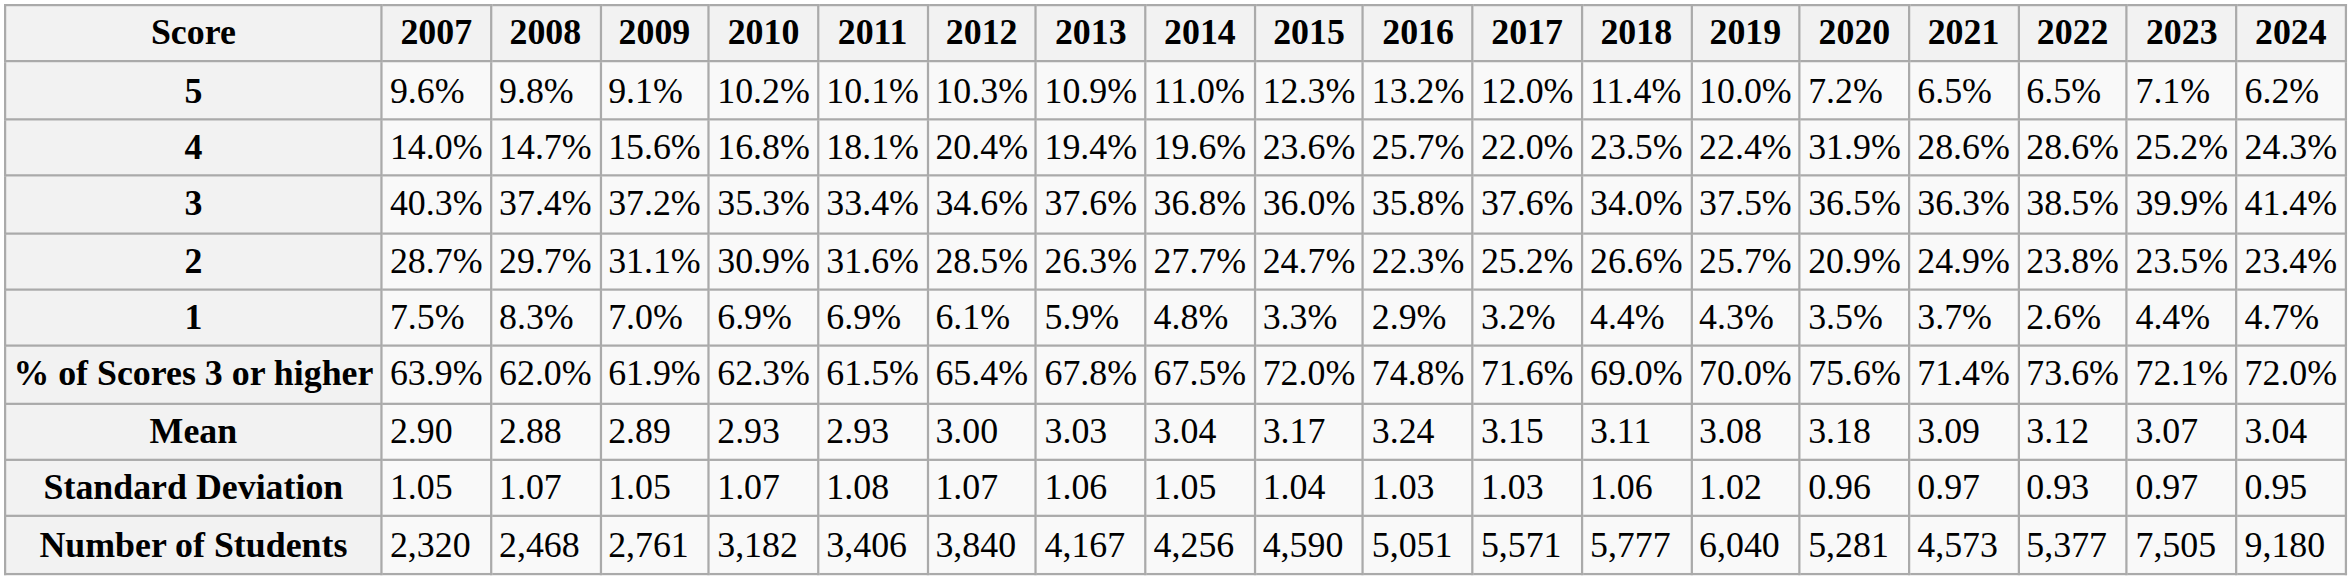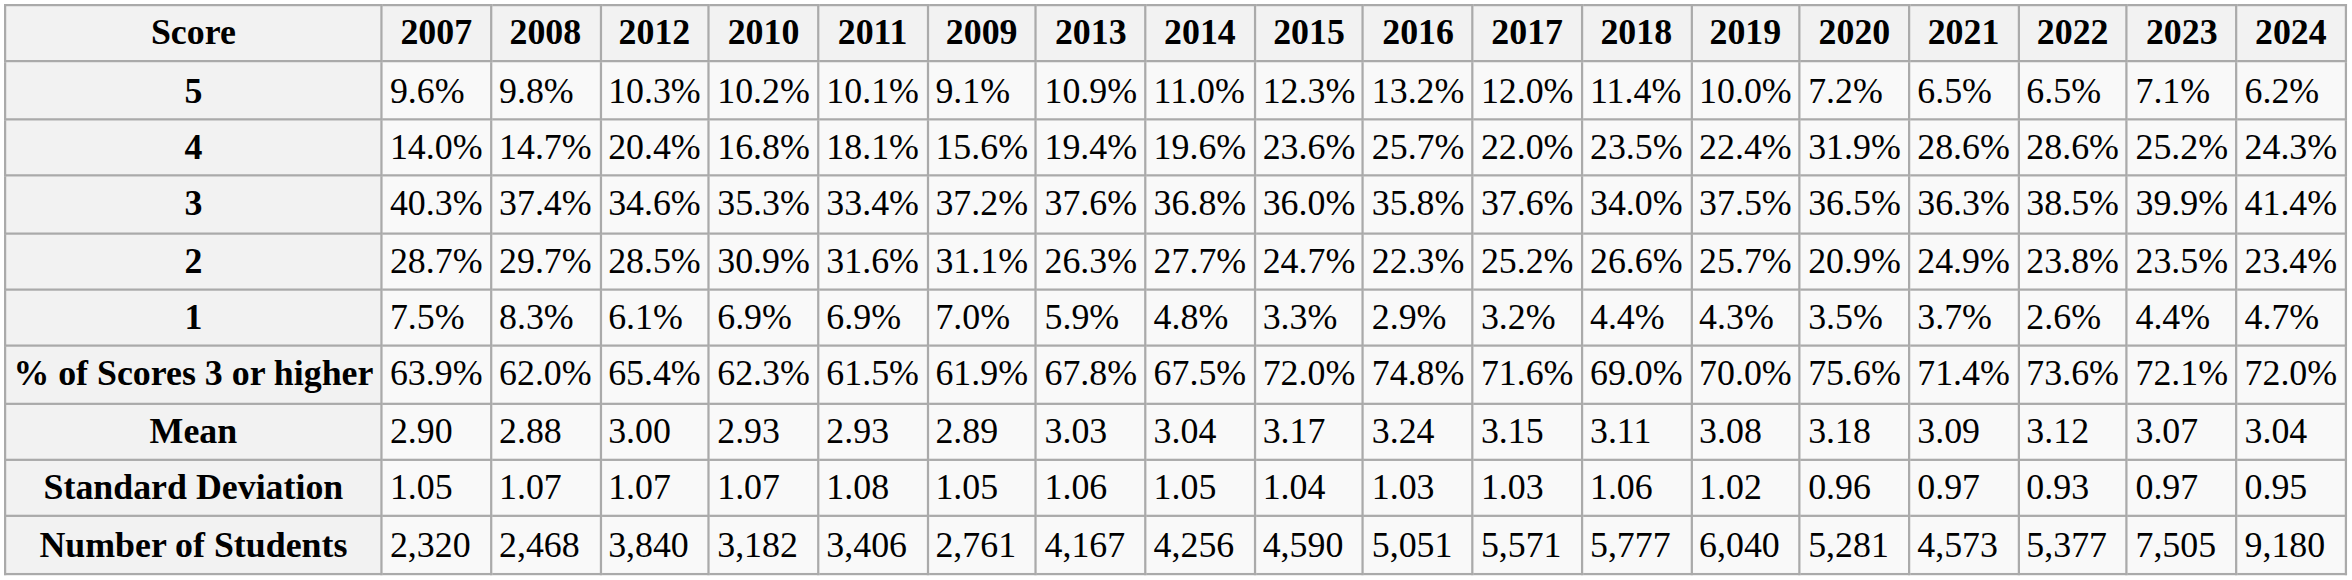columns swapped: (654, 32) <-> (982, 32)
